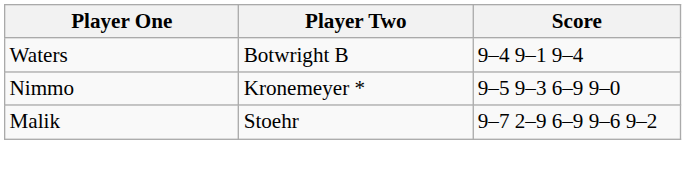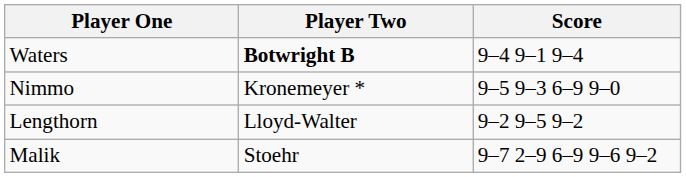(296, 54) normal -> (299, 54) bold
+ row: (54, 121)
